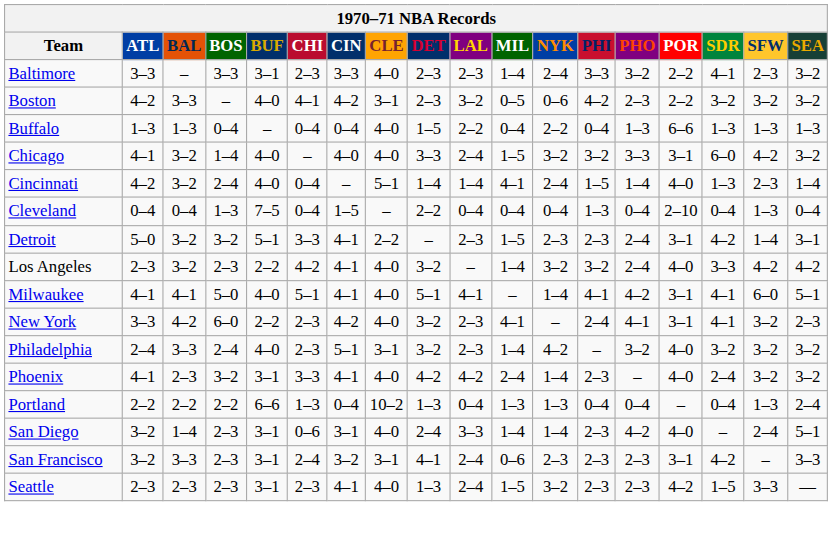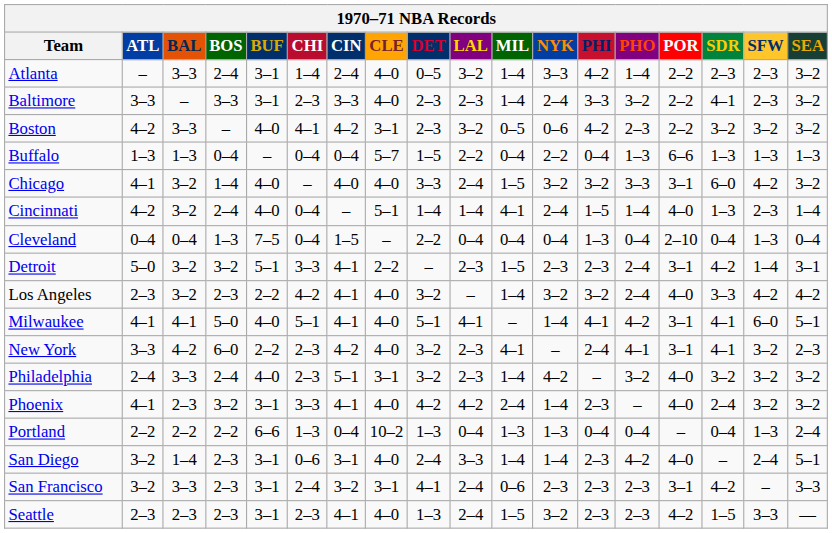+ row: (33, 73)
(387, 128) 4–0 -> (387, 156) 5–7
